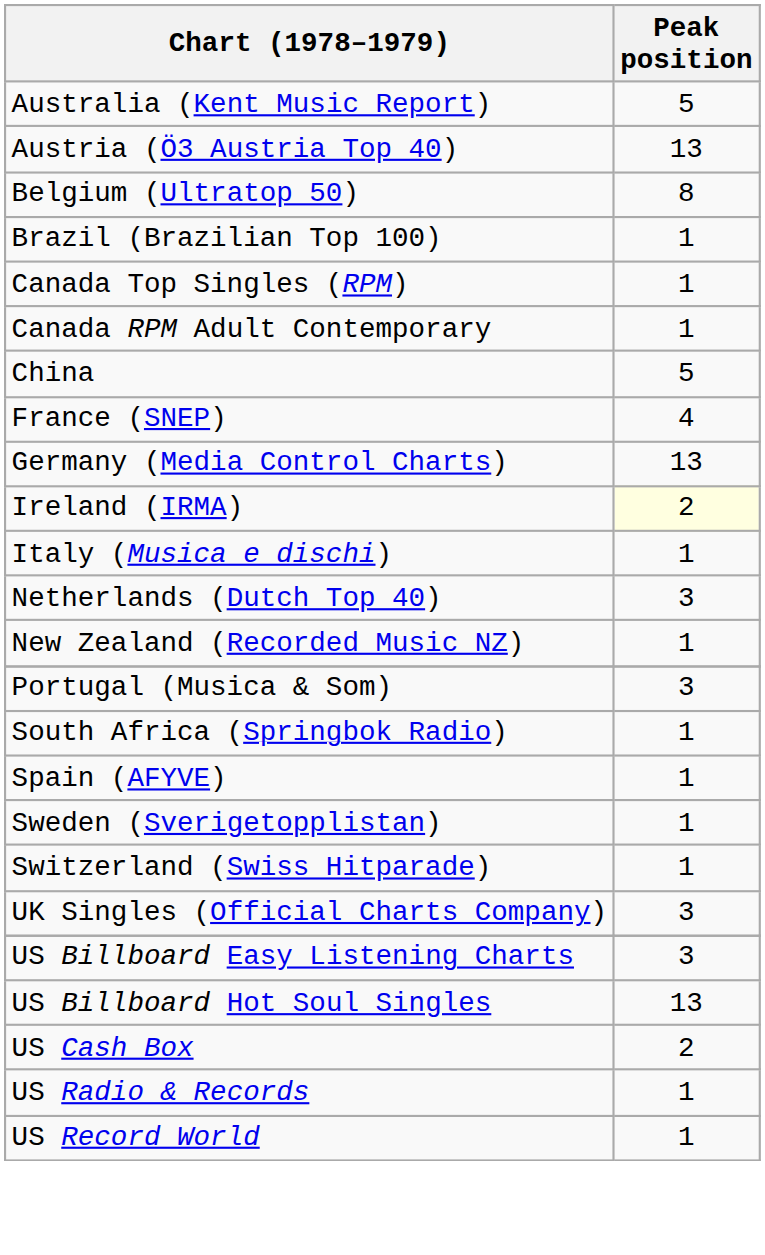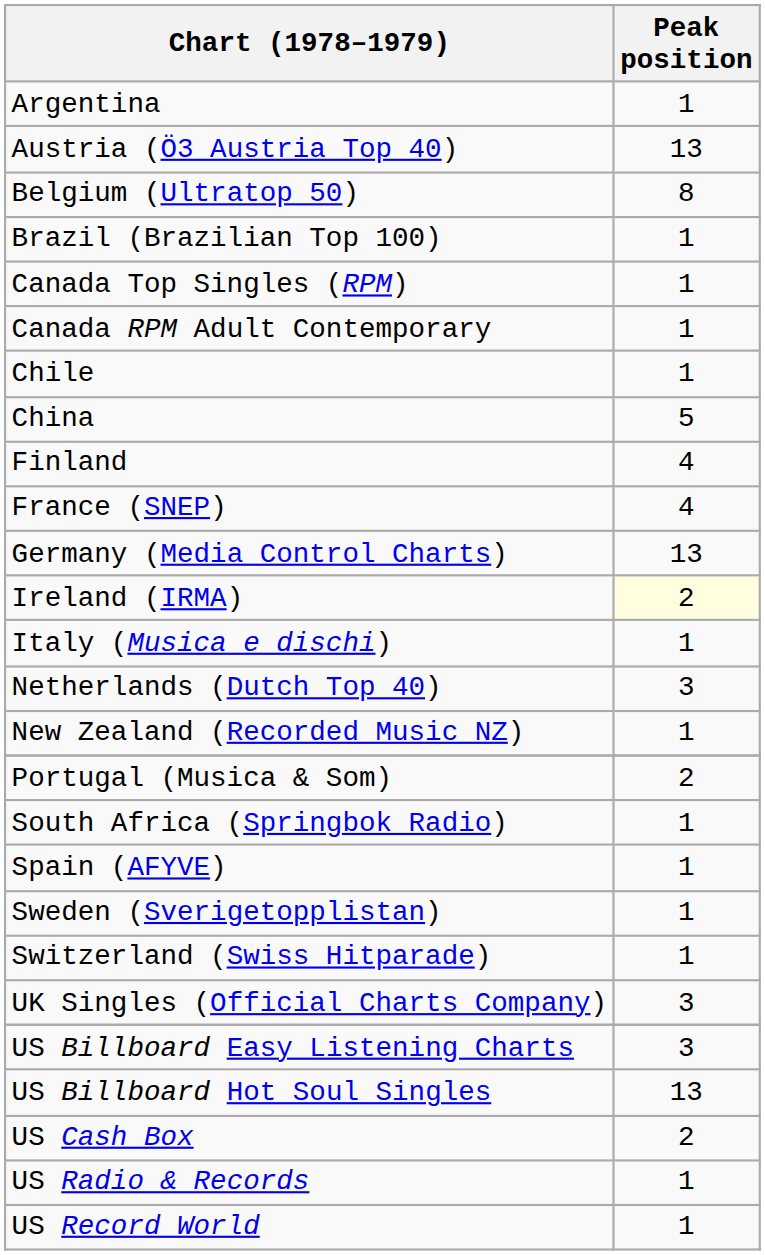+ row: (86, 104)
- row: (251, 104)
+ row: (53, 374)
+ row: (70, 464)
(686, 688) 3 -> (686, 778) 2
